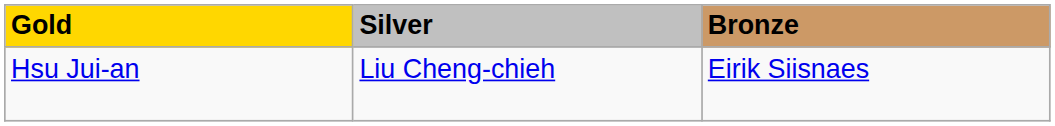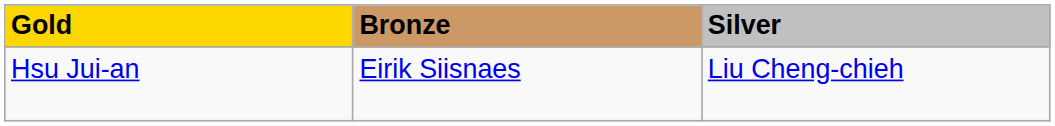columns swapped: (396, 25) <-> (753, 25)
